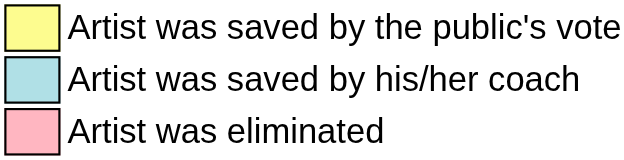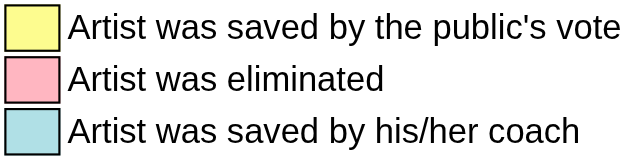rows swapped: (324, 79) <-> (226, 131)
